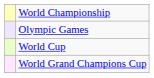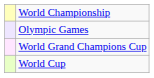rows swapped: (42, 47) <-> (82, 64)
